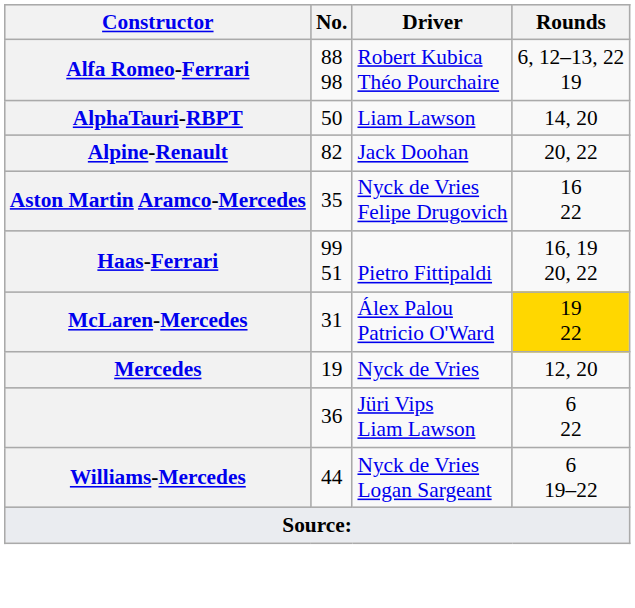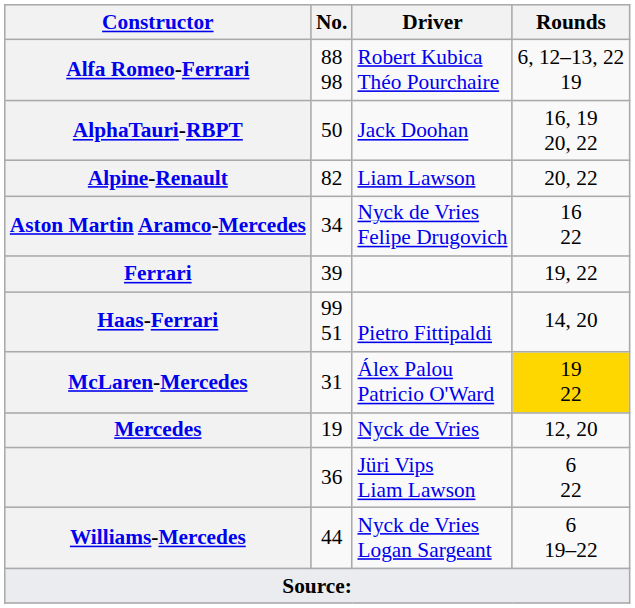(416, 117) Liam Lawson -> (413, 129) Jack Doohan
(571, 117) 14, 20 -> (571, 129) 16, 19 20, 22
(413, 152) Jack Doohan -> (416, 177) Liam Lawson
(332, 200) 35 -> (332, 225) 34
+ row: (158, 273)
(571, 260) 16, 19 20, 22 -> (571, 320) 14, 20
